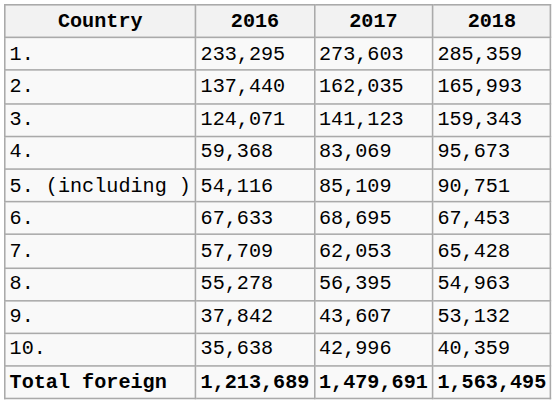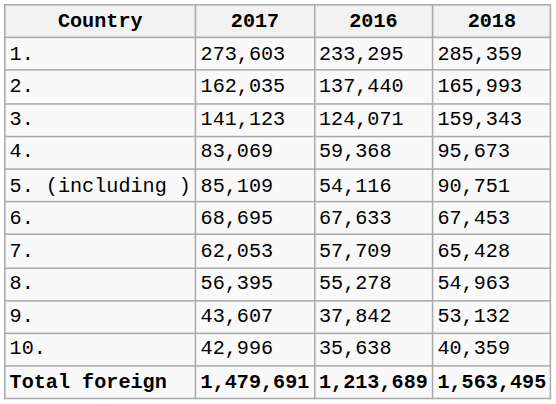columns swapped: (255, 21) <-> (373, 21)
